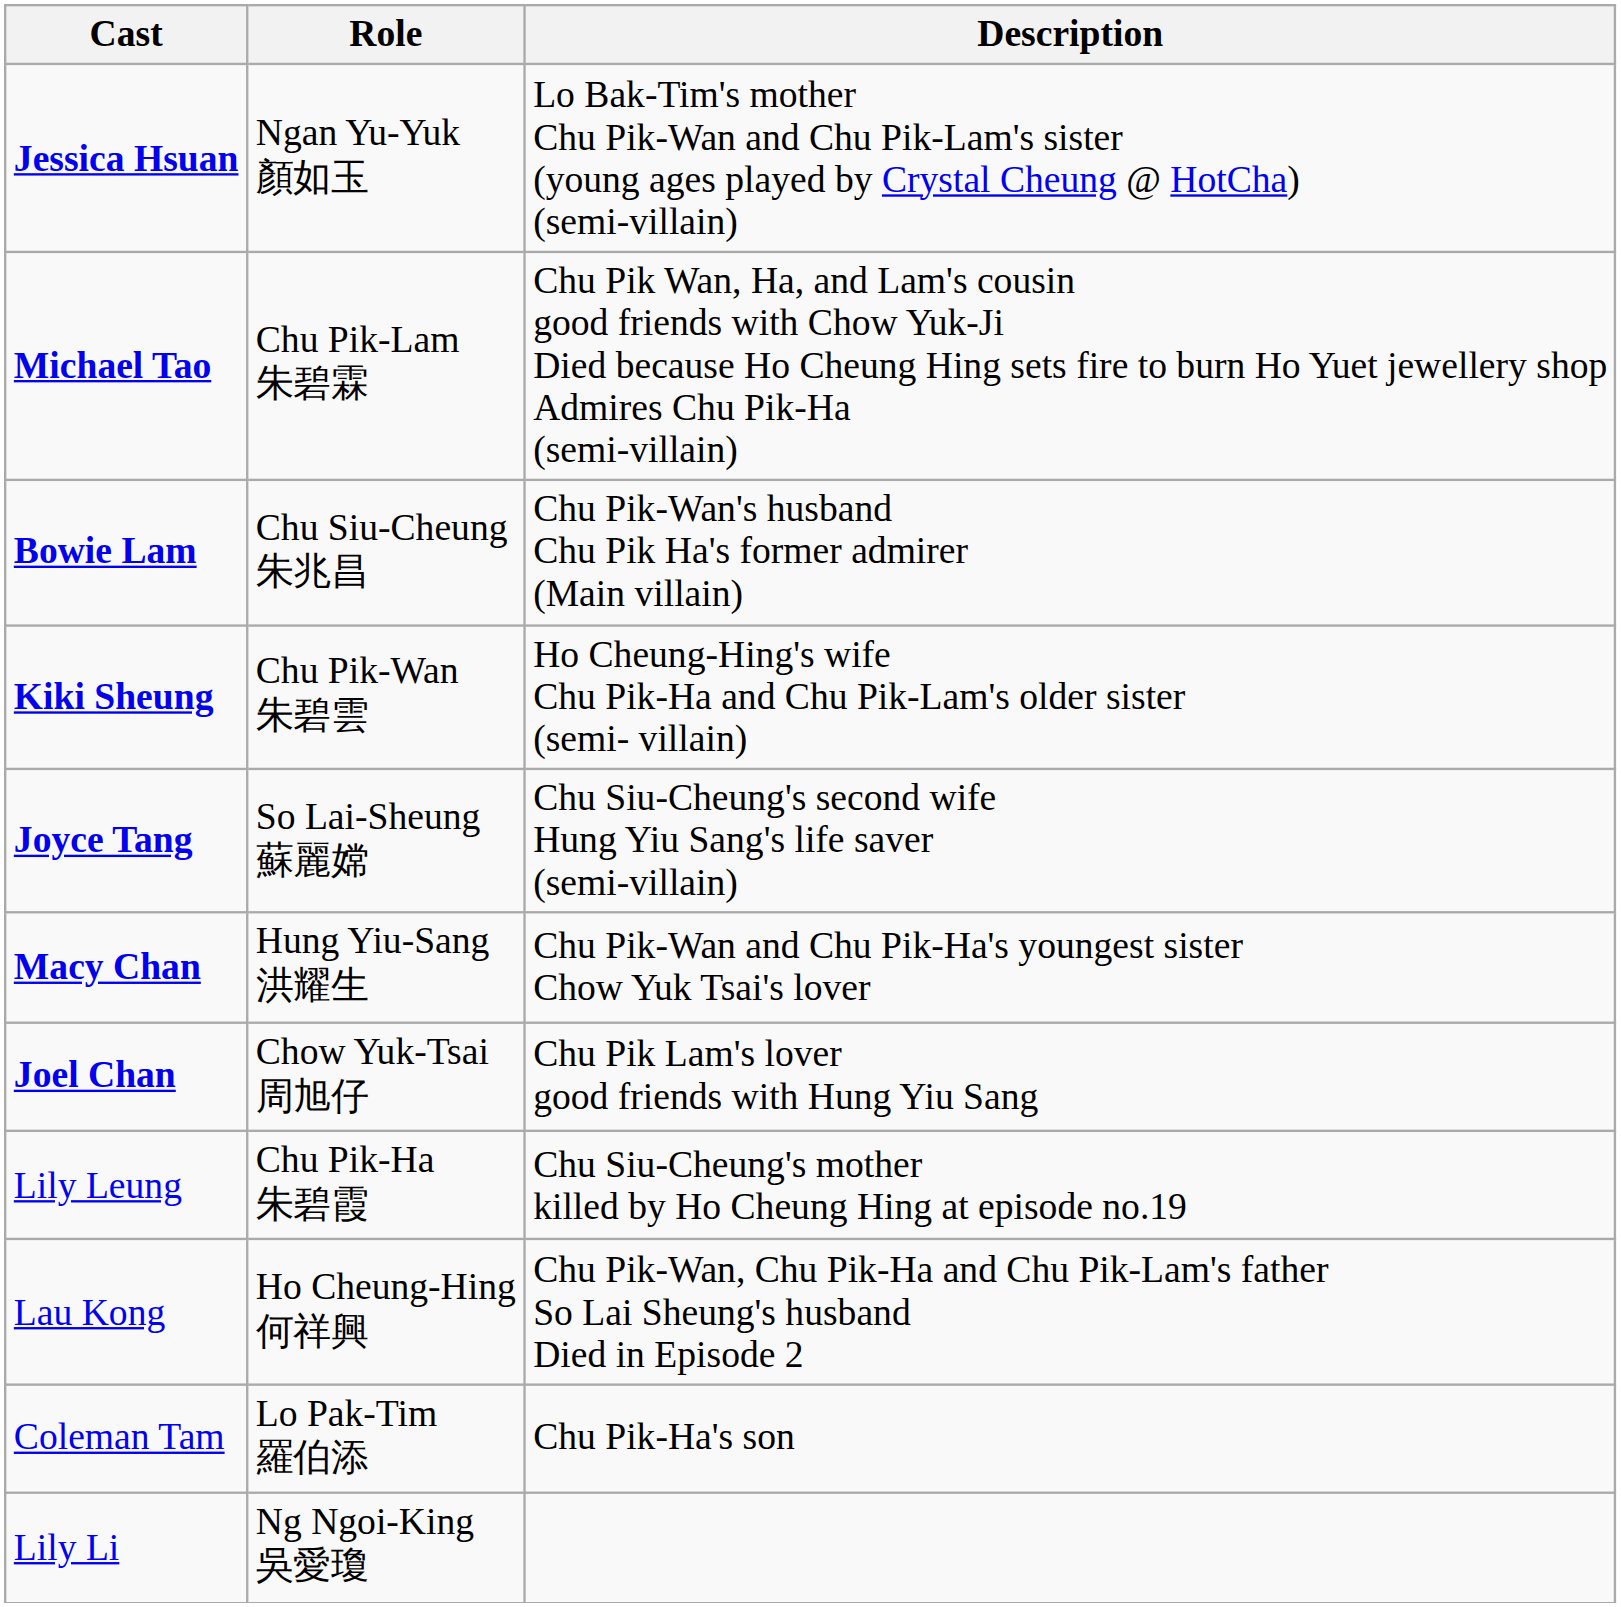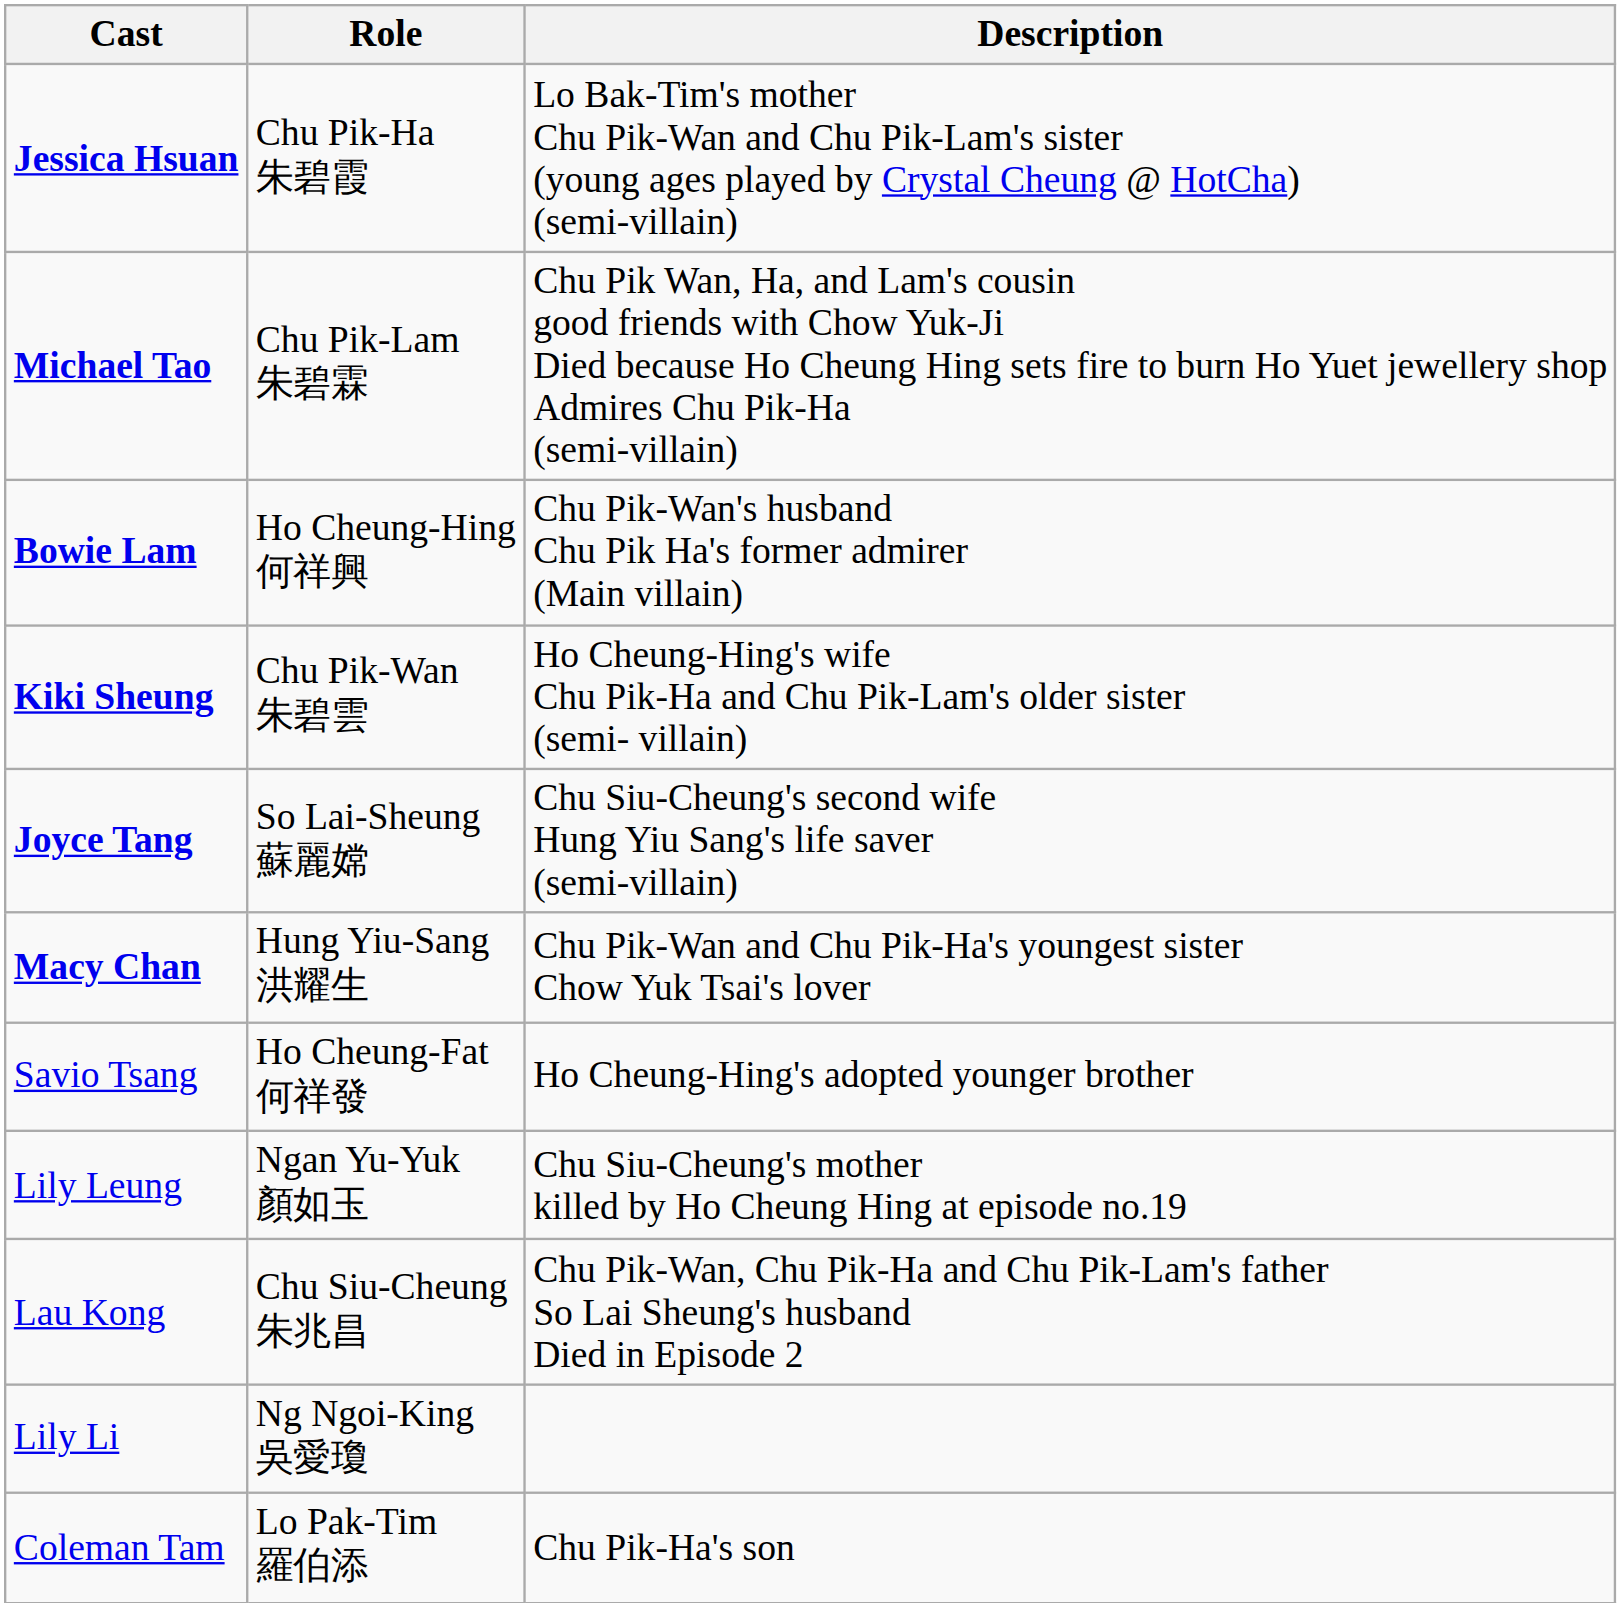(358, 155) Ngan Yu-Yuk 顏如玉 -> (345, 155) Chu Pik-Ha 朱碧霞
(382, 549) Chu Siu-Cheung 朱兆昌 -> (386, 549) Ho Cheung-Hing 何祥興
- row: (95, 1075)
+ row: (106, 1075)
(345, 1182) Chu Pik-Ha 朱碧霞 -> (358, 1182) Ngan Yu-Yuk 顏如玉
(386, 1308) Ho Cheung-Hing 何祥興 -> (382, 1308) Chu Siu-Cheung 朱兆昌
rows swapped: (67, 1546) <-> (119, 1437)
